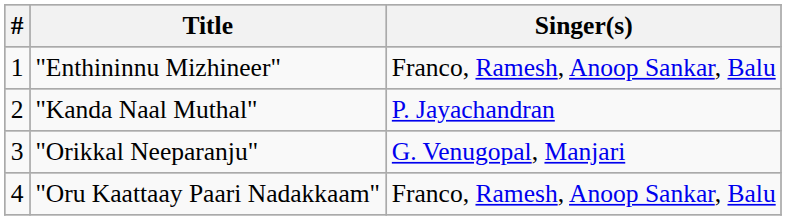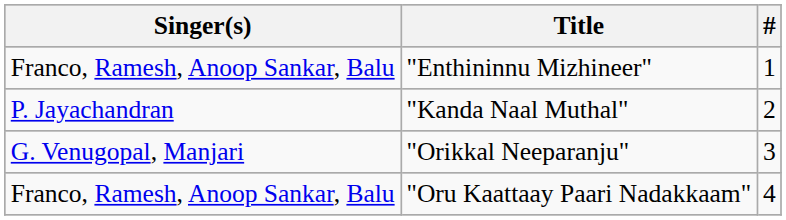columns swapped: (17, 25) <-> (584, 25)
